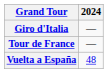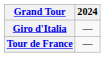- row: (41, 60)
